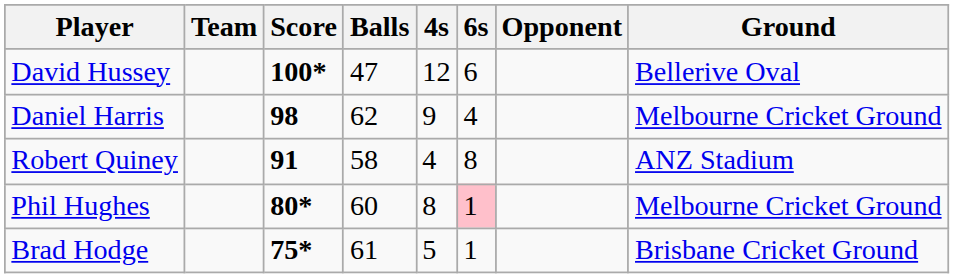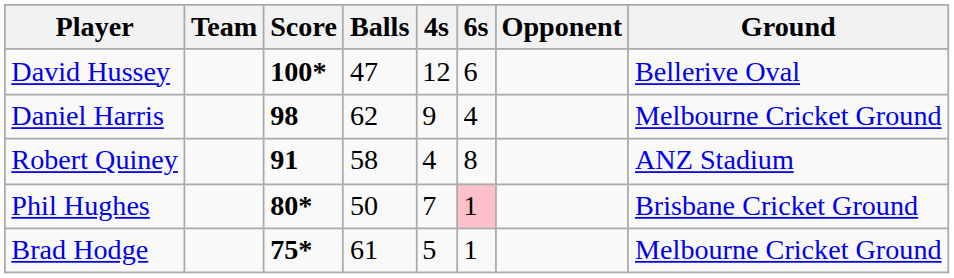(364, 205) 60 -> (364, 205) 50
(429, 205) 8 -> (429, 205) 7
(788, 205) Melbourne Cricket Ground -> (777, 205) Brisbane Cricket Ground
(777, 250) Brisbane Cricket Ground -> (788, 250) Melbourne Cricket Ground
